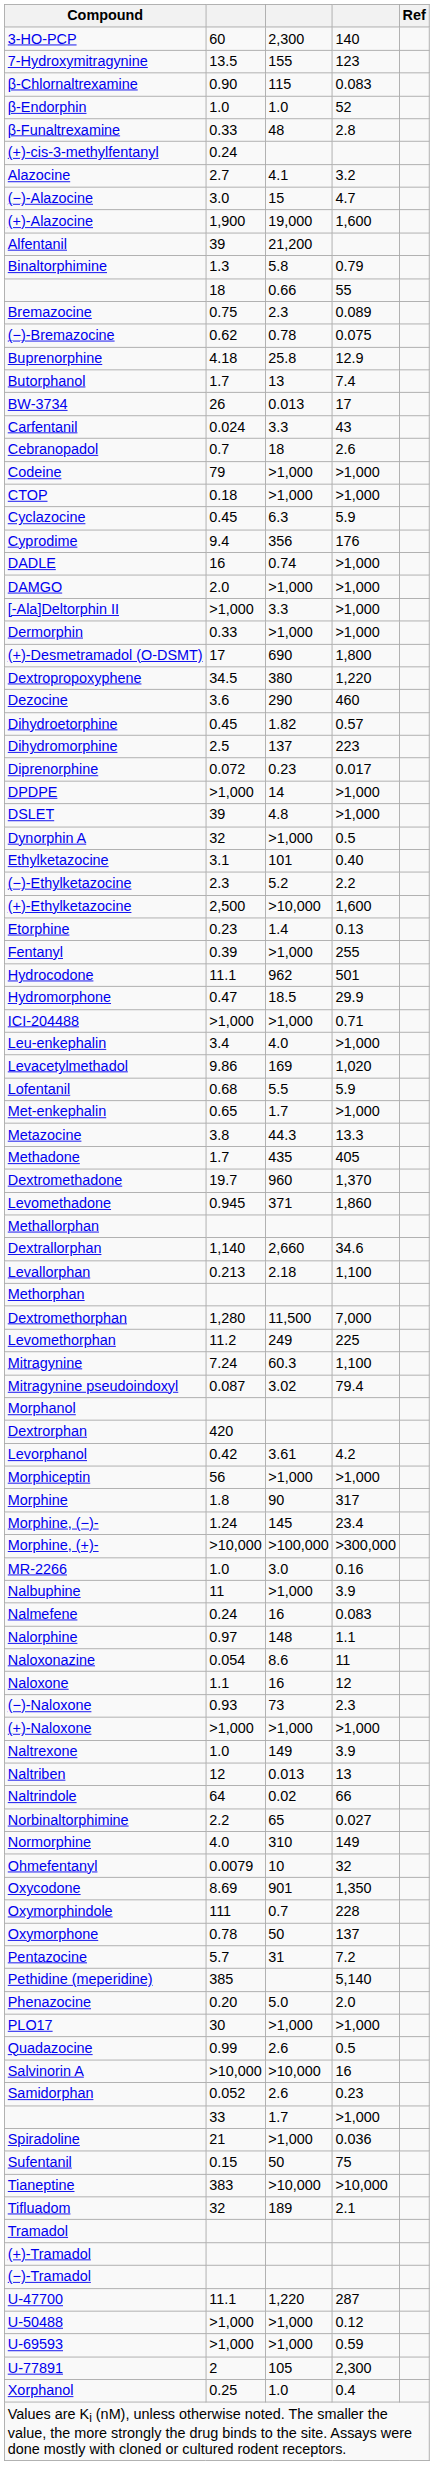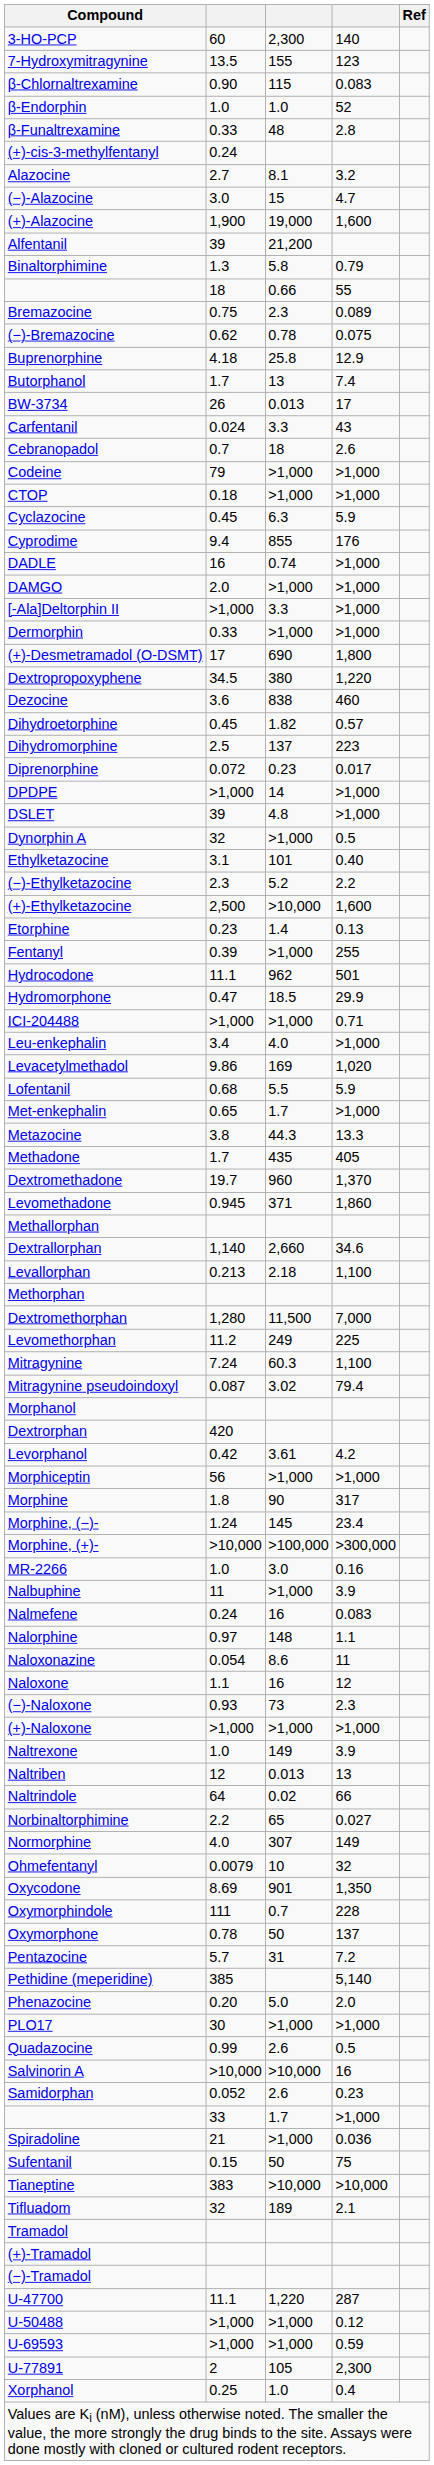(278, 175) 4.1 -> (278, 175) 8.1
(280, 541) 356 -> (280, 541) 855
(280, 701) 290 -> (280, 701) 838
(280, 1842) 310 -> (280, 1842) 307
